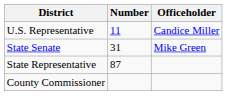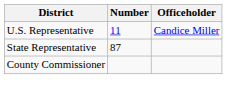- row: (34, 47)
